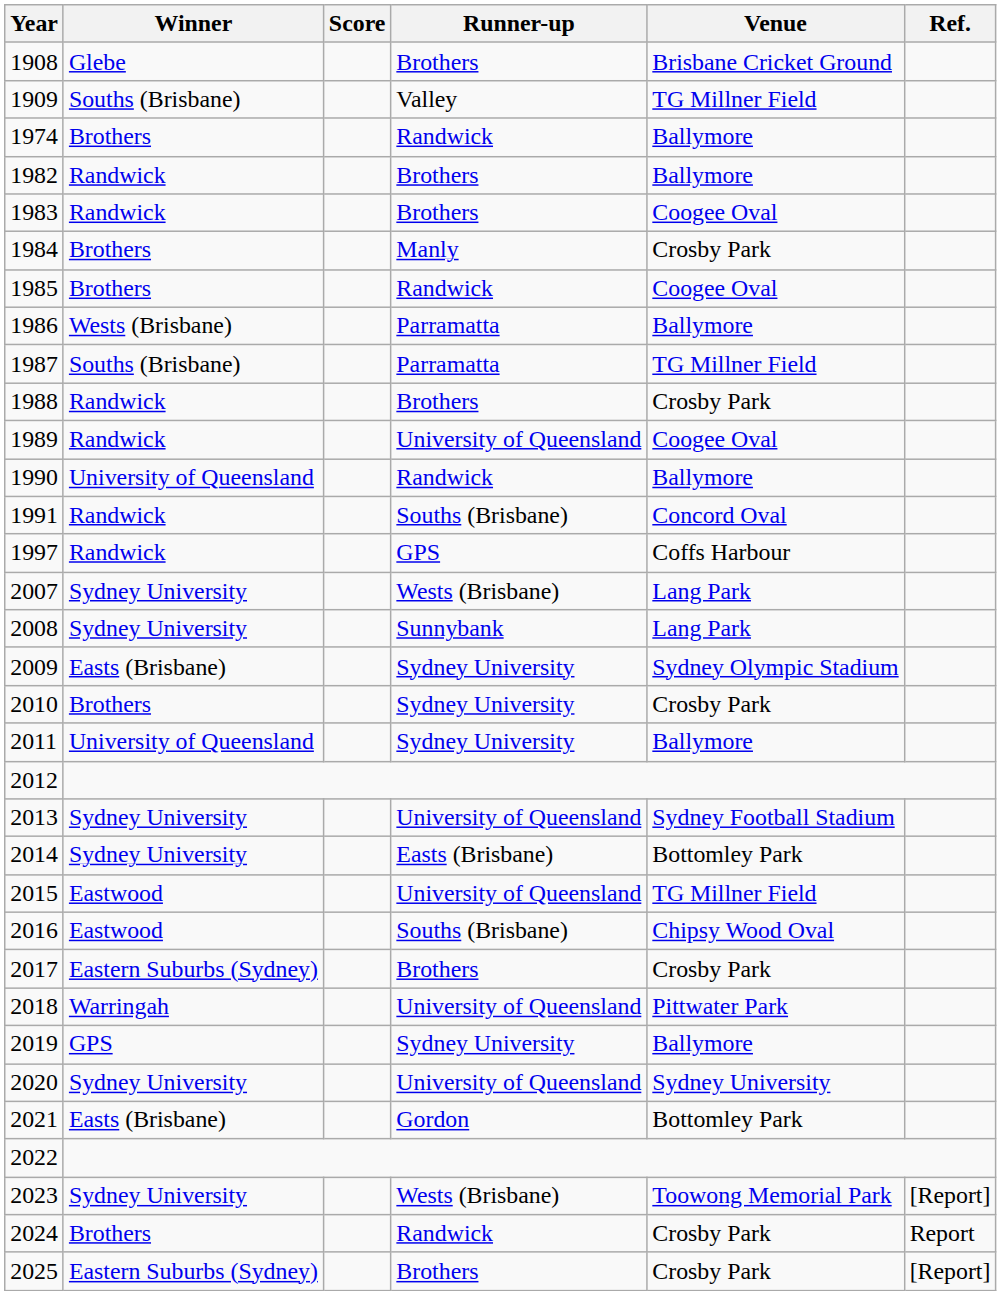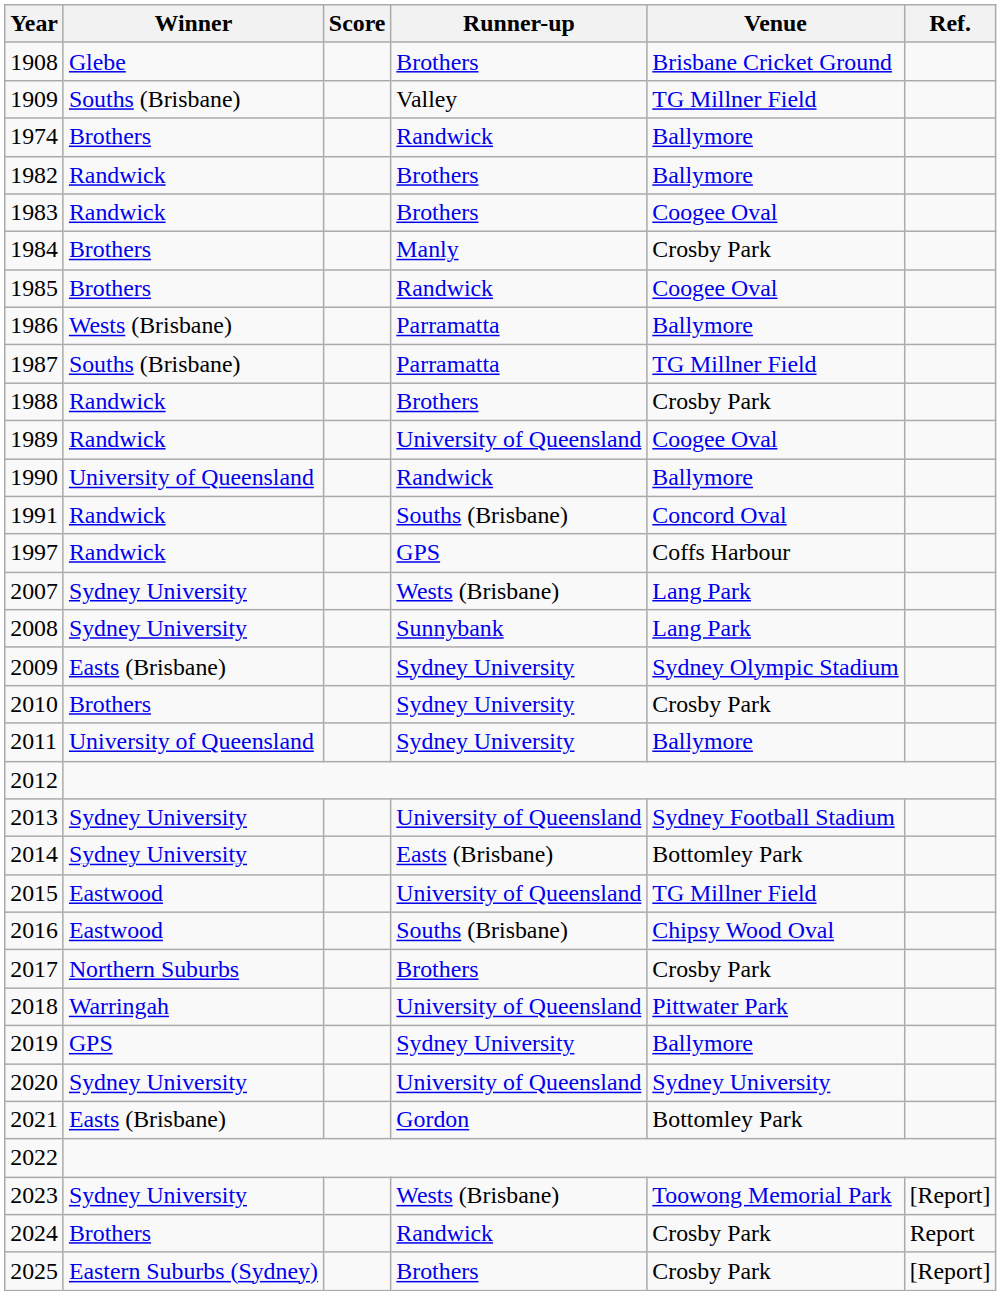(193, 968) Eastern Suburbs (Sydney) -> (154, 968) Northern Suburbs
